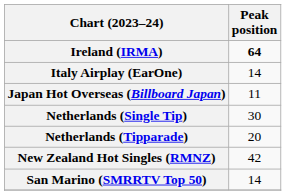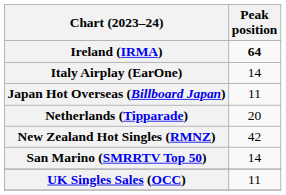- row: (117, 115)
+ row: (117, 179)
